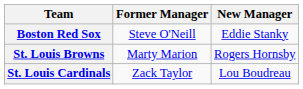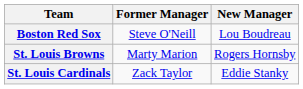(255, 34) Eddie Stanky -> (255, 34) Lou Boudreau
(255, 73) Lou Boudreau -> (255, 73) Eddie Stanky
